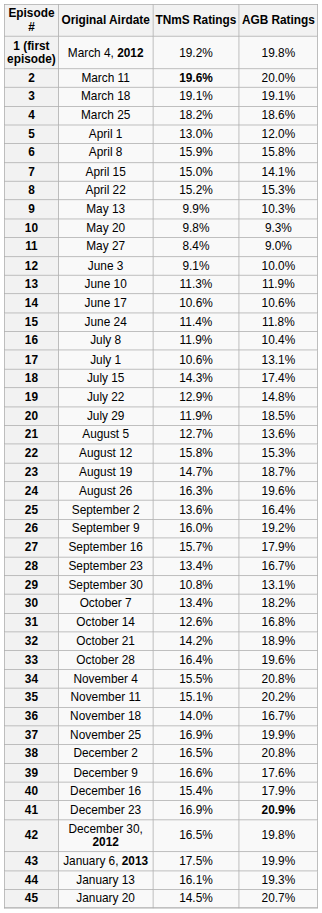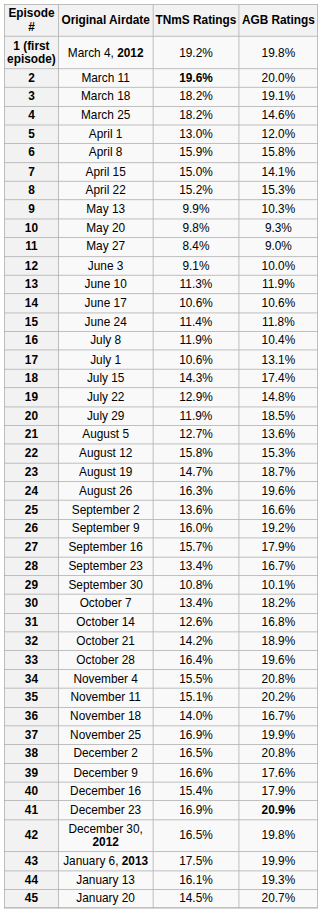(196, 96) 19.1% -> (196, 96) 18.2%
(278, 115) 18.6% -> (278, 115) 14.6%
(278, 509) 16.4% -> (278, 509) 16.6%
(278, 585) 13.1% -> (278, 585) 10.1%
